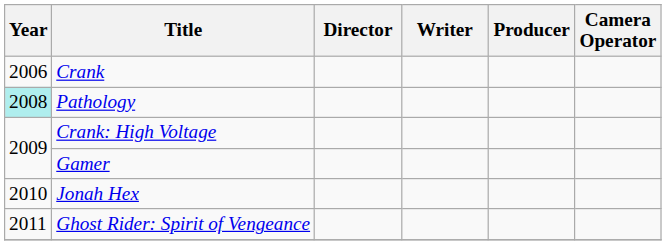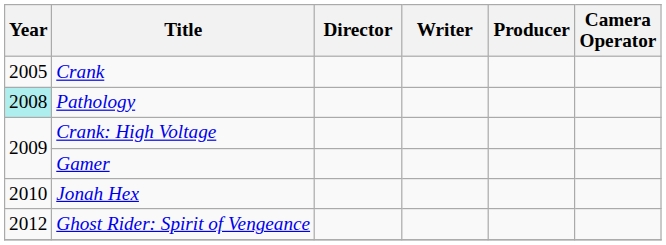(28, 71) 2006 -> (28, 71) 2005
(28, 224) 2011 -> (28, 224) 2012
